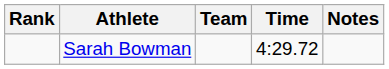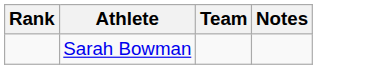- column: (287, 19)
